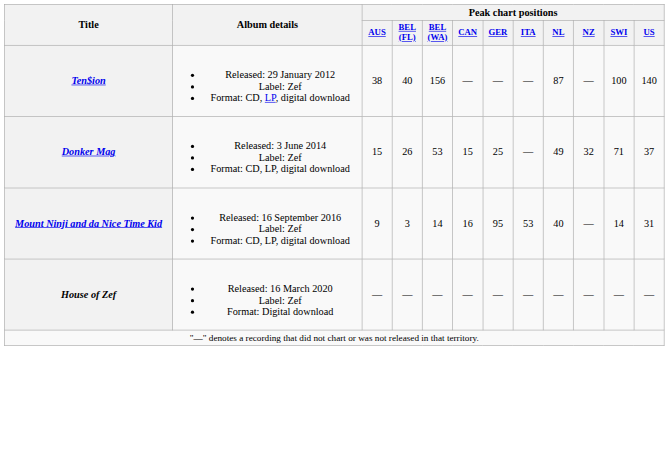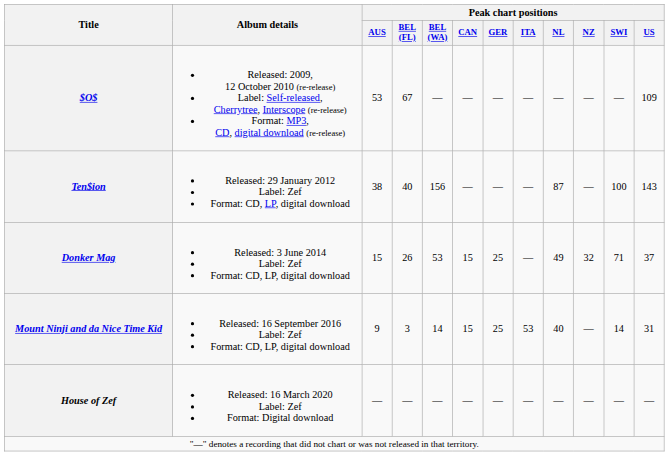+ row: (89, 98)
(649, 80) 140 -> (649, 186) 143
(468, 223) 16 -> (468, 329) 15
(498, 223) 95 -> (498, 329) 25
